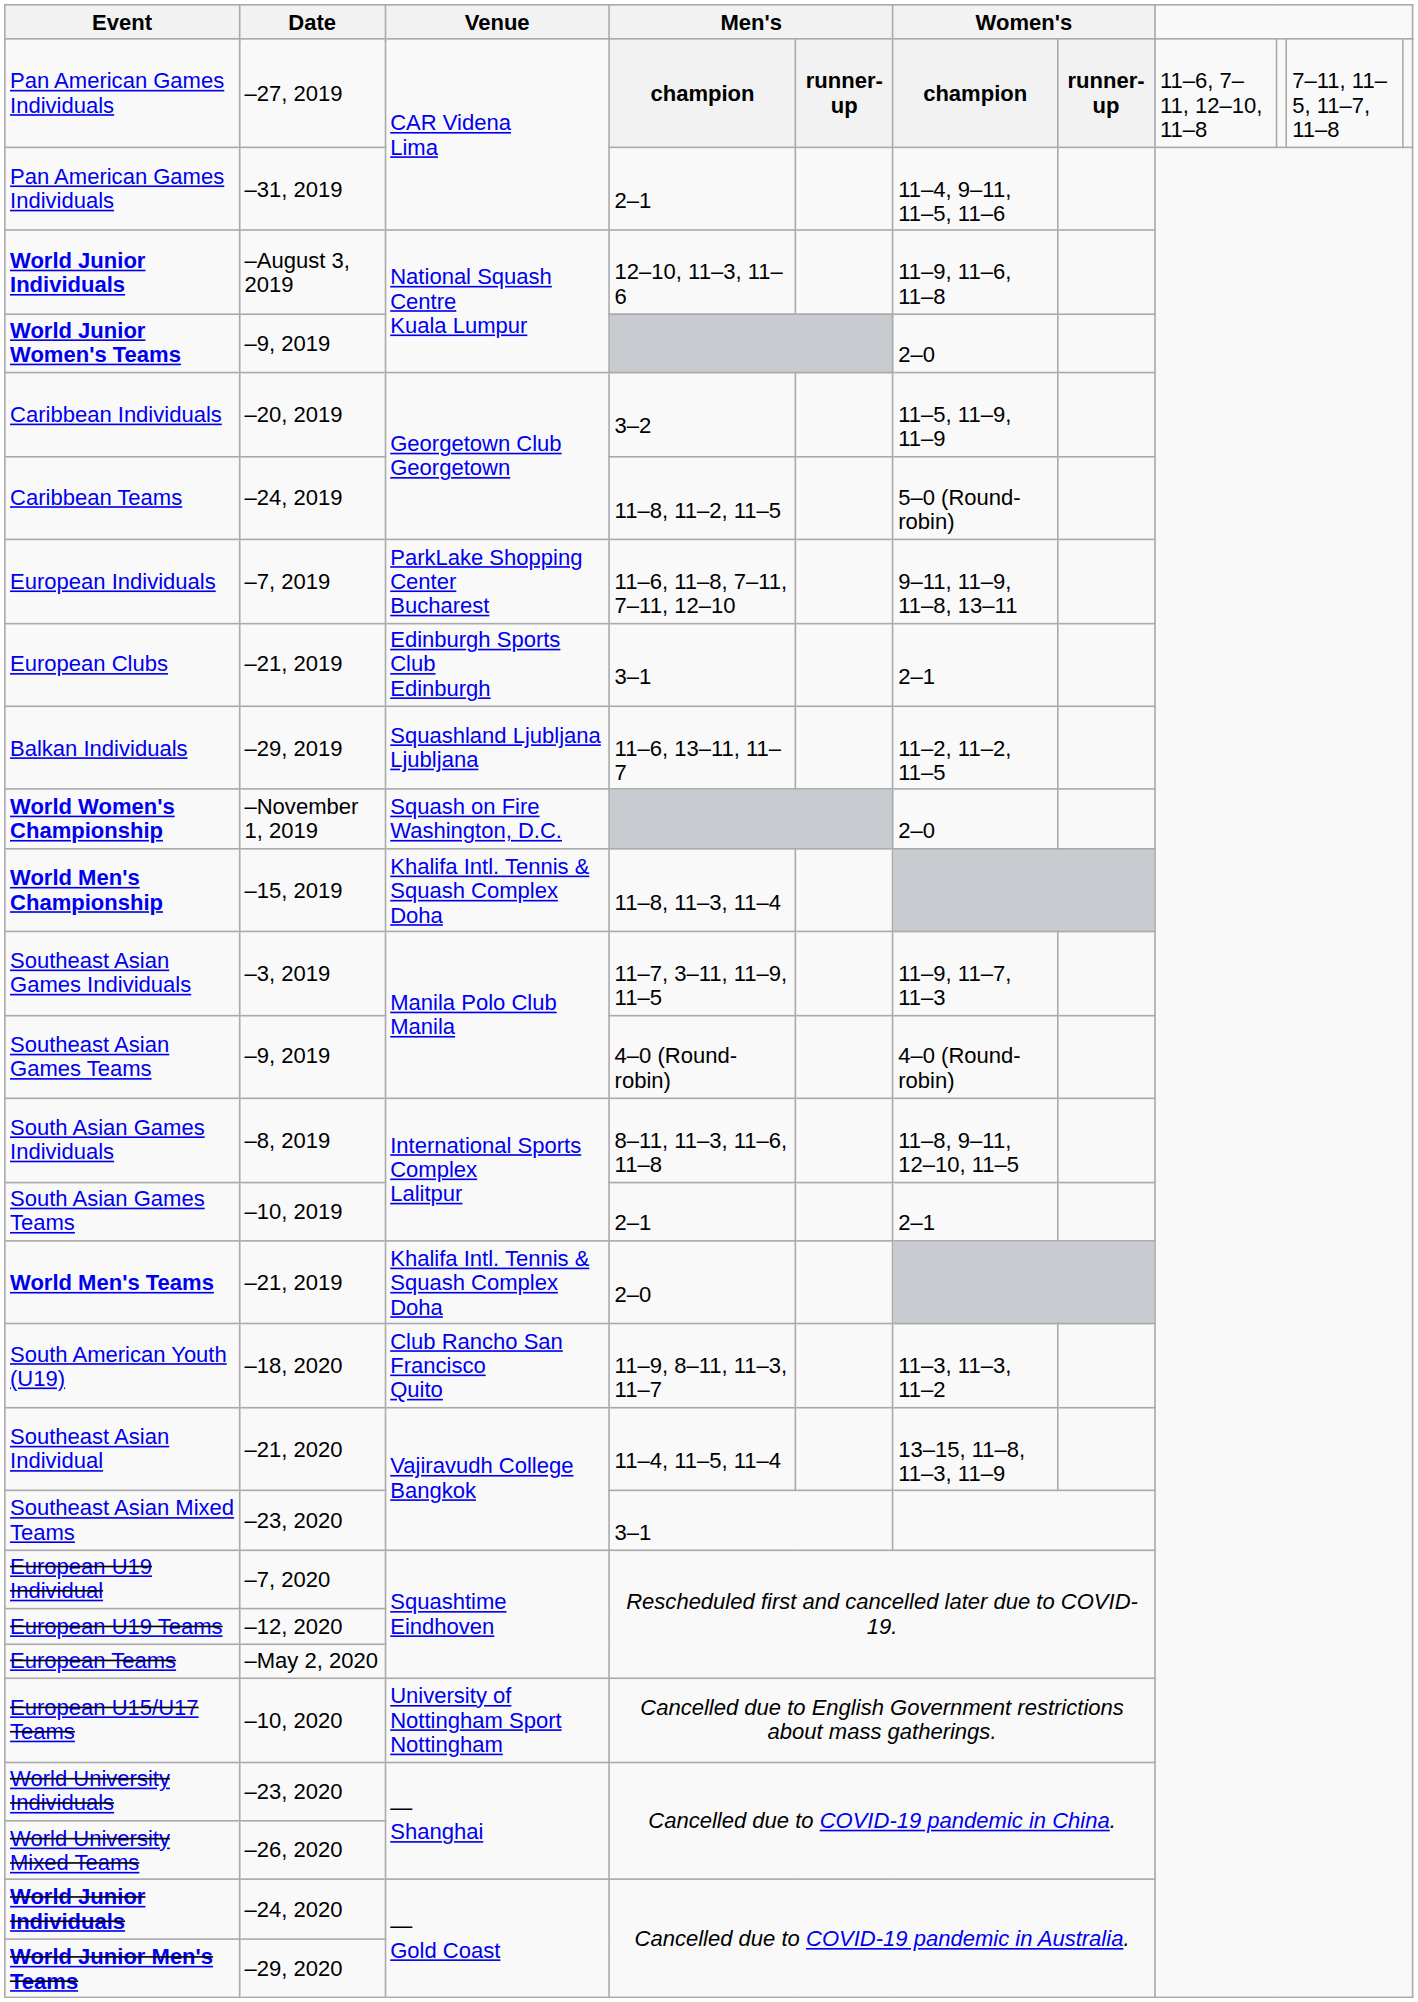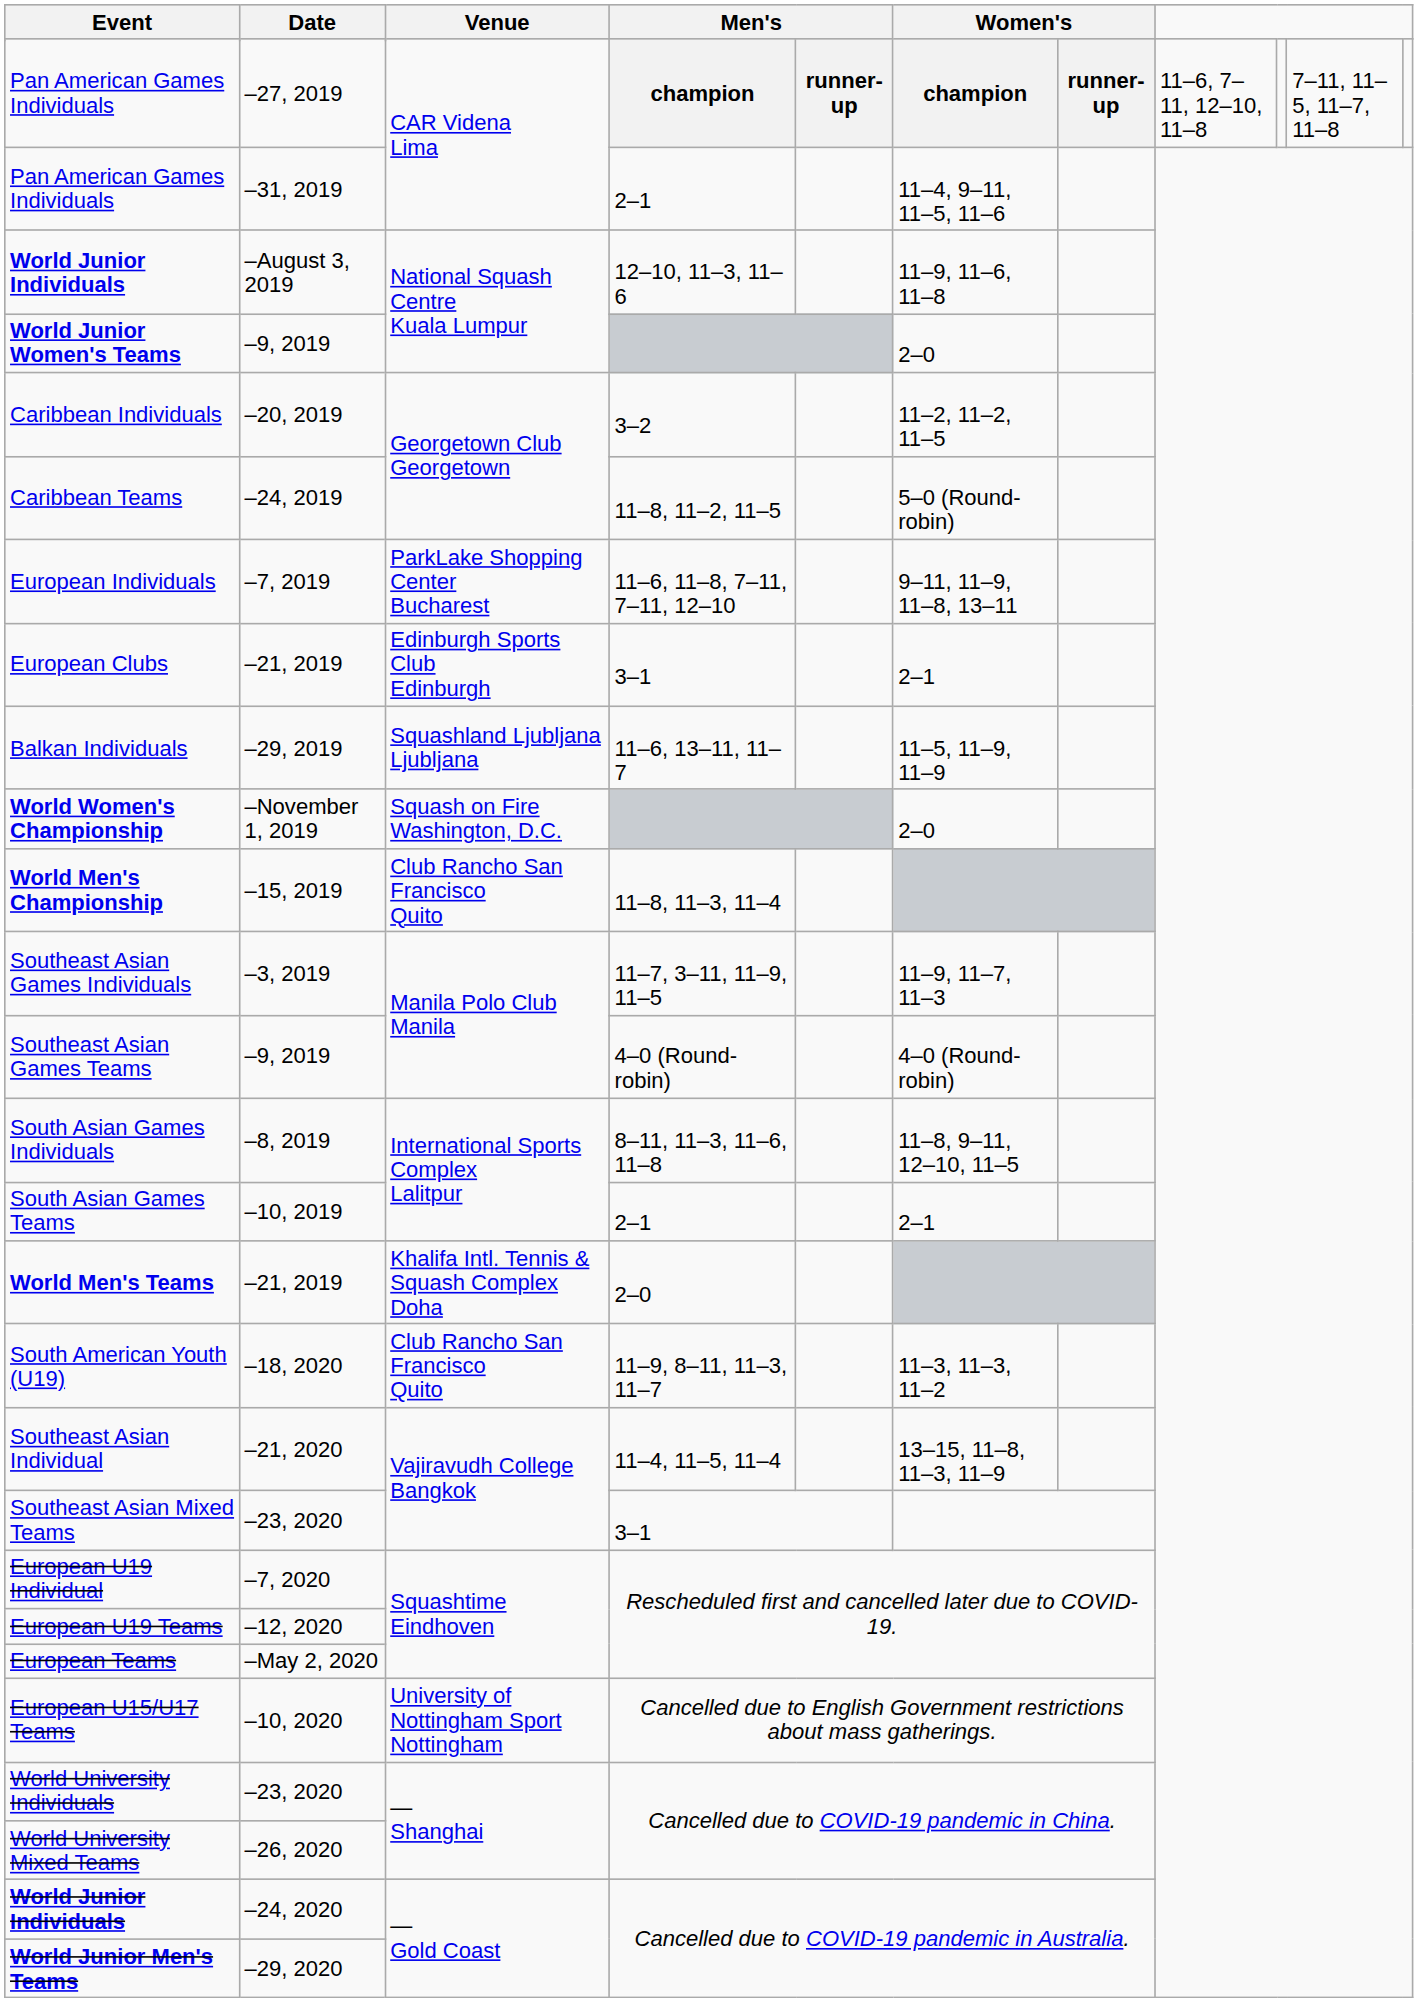(955, 426) 11–5, 11–9, 11–9 -> (955, 426) 11–2, 11–2, 11–5
(955, 760) 11–2, 11–2, 11–5 -> (955, 760) 11–5, 11–9, 11–9
(490, 890) Khalifa Intl. Tennis & Squash Complex Doha -> (477, 890) Club Rancho San Francisco Quito
